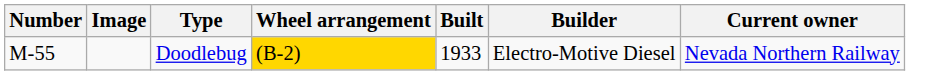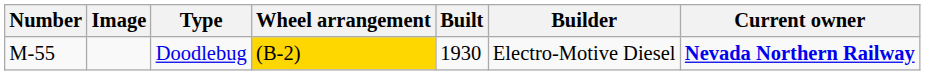(461, 53) 1933 -> (461, 53) 1930
(792, 53) normal -> (800, 53) bold
